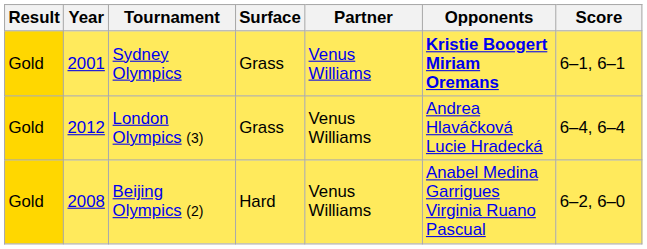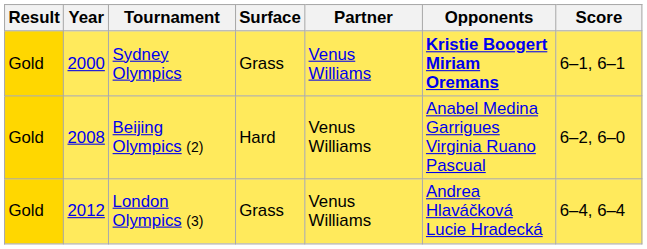(86, 63) 2001 -> (86, 63) 2000
rows swapped: (158, 201) <-> (158, 127)
